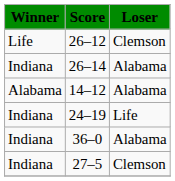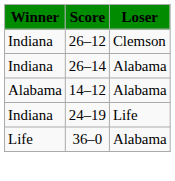(20, 41) Life -> (30, 41) Indiana
(30, 139) Indiana -> (20, 139) Life
- row: (87, 164)
